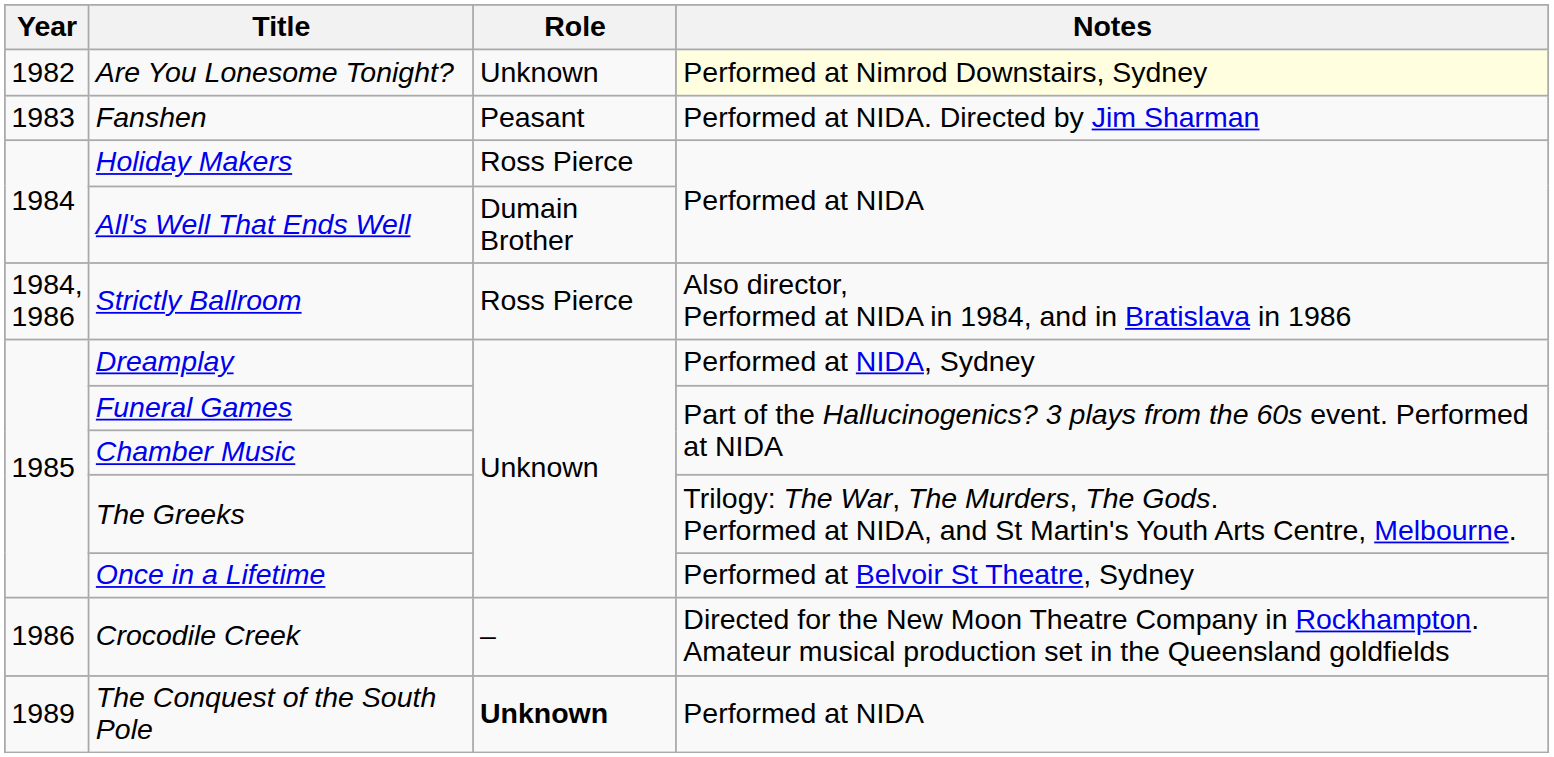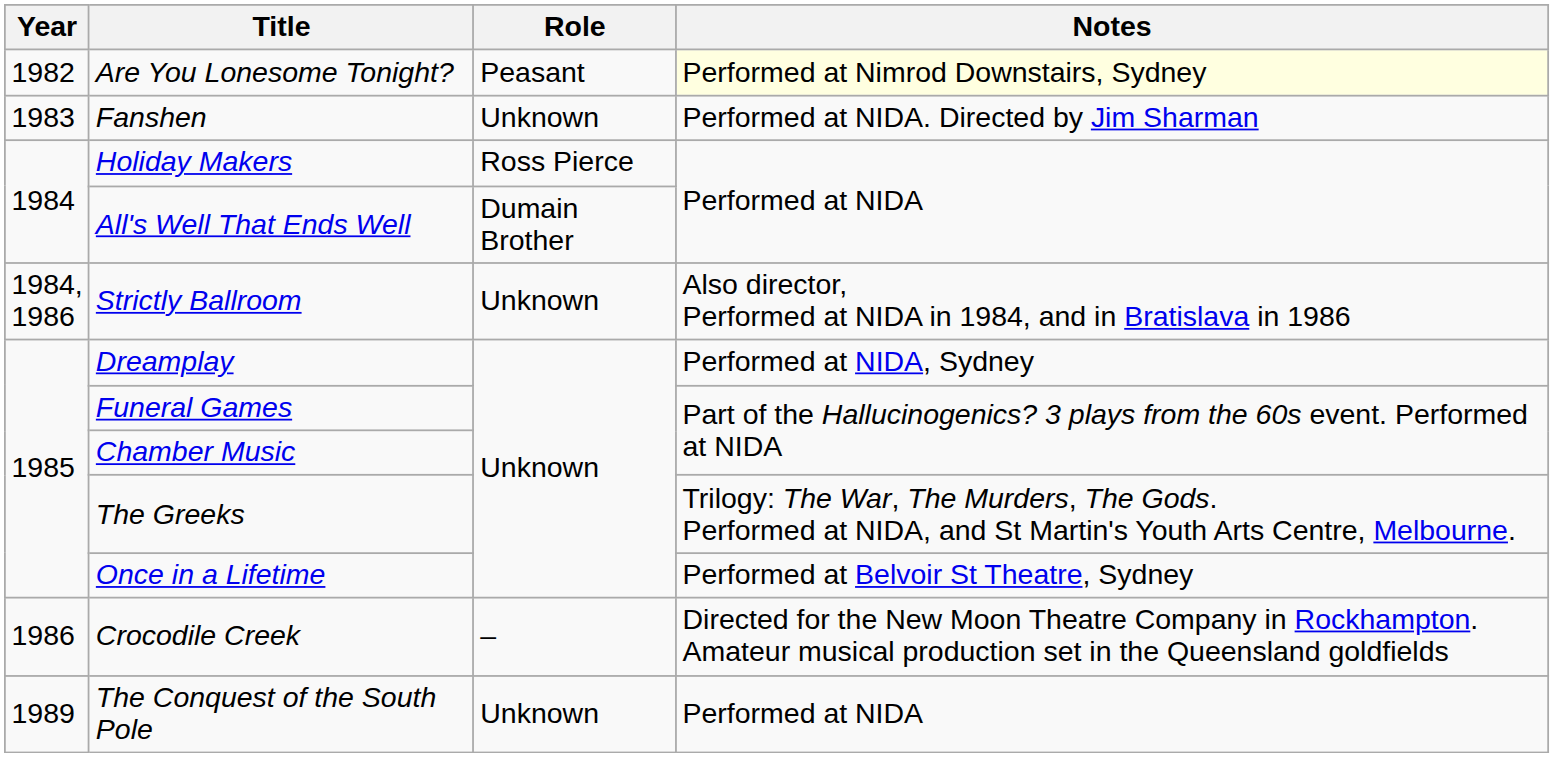(539, 72) Unknown -> (532, 72) Peasant
(532, 117) Peasant -> (540, 117) Unknown
(557, 300) Ross Pierce -> (540, 300) Unknown
(544, 713) bold -> (540, 713) normal
